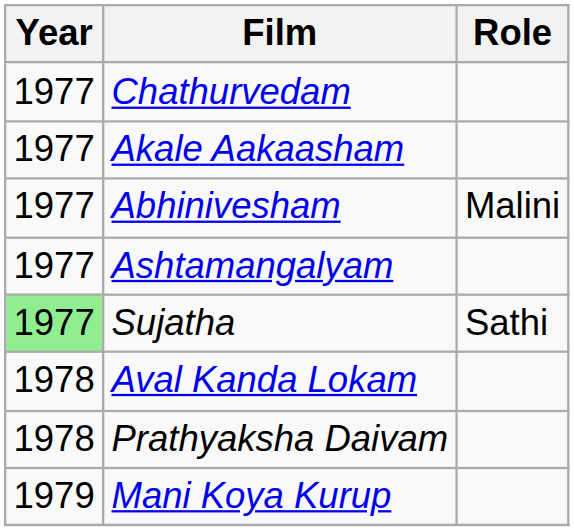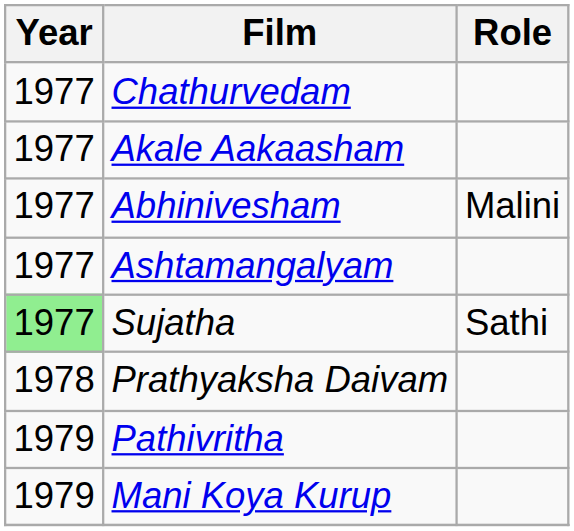- row: (264, 380)
+ row: (198, 438)
